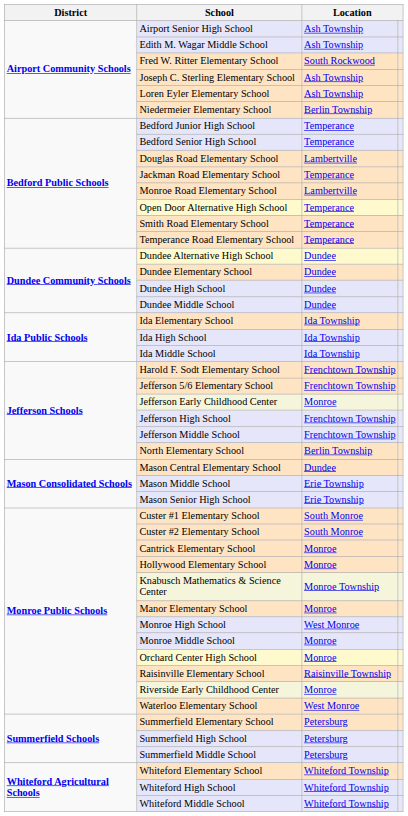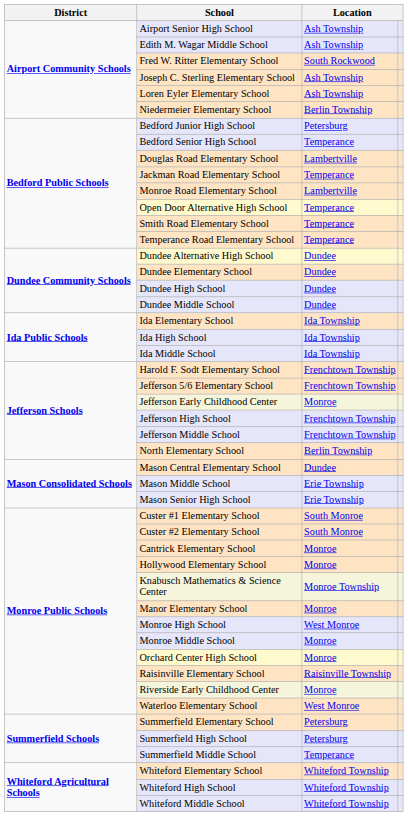(329, 126) Temperance -> (326, 126) Petersburg
(326, 754) Petersburg -> (329, 754) Temperance
